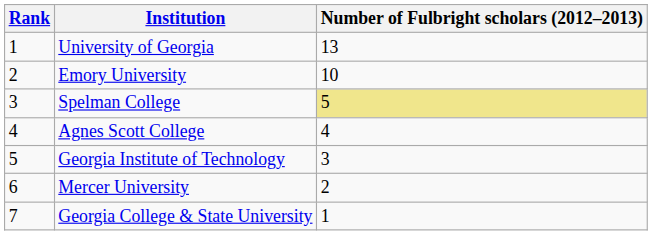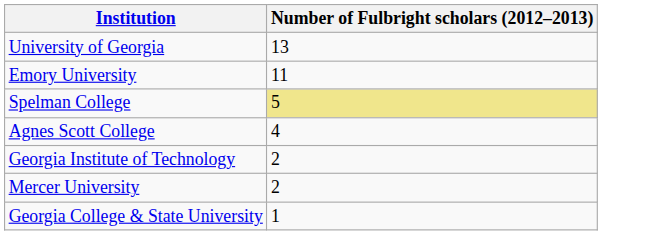- column: (29, 18)
(330, 74) 10 -> (280, 74) 11
(325, 159) 3 -> (275, 159) 2
